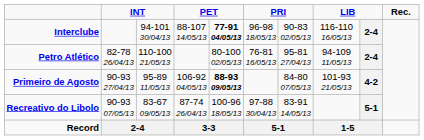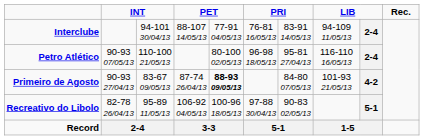(226, 32) bold -> (226, 32) normal
(261, 32) 96-98 18/05/13 -> (261, 32) 76-81 16/05/13
(296, 32) 90-83 02/05/13 -> (296, 32) 83-91 14/05/13
(336, 32) 116-110 16/05/13 -> (336, 32) 94-109 11/05/13
(119, 57) 82-78 26/04/13 -> (119, 57) 90-93 07/05/13
(261, 57) 76-81 16/05/13 -> (261, 57) 96-98 18/05/13
(336, 57) 94-109 11/05/13 -> (336, 57) 116-110 16/05/13
(155, 82) 95-89 11/05/13 -> (155, 82) 83-67 09/05/13
(191, 82) 106-92 04/05/13 -> (191, 82) 87-74 26/04/13
(119, 108) 90-93 07/05/13 -> (119, 108) 82-78 26/04/13
(155, 108) 83-67 09/05/13 -> (155, 108) 95-89 11/05/13
(191, 108) 87-74 26/04/13 -> (191, 108) 106-92 04/05/13
(296, 108) 83-91 14/05/13 -> (296, 108) 90-83 02/05/13
